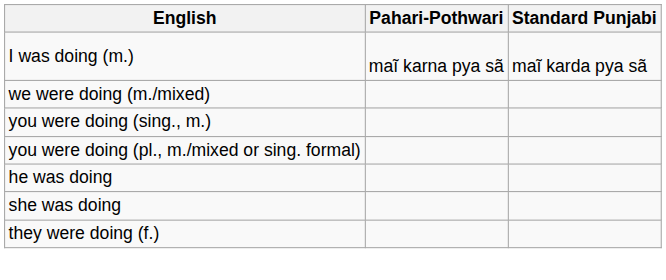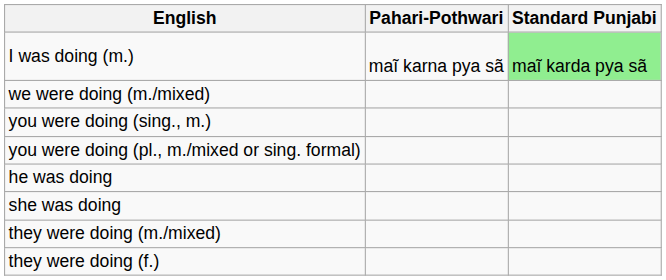(579, 66) no background -> (579, 66) lightgreen background
+ row: (115, 233)
